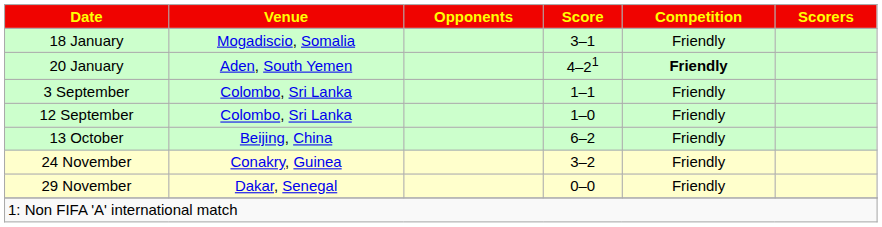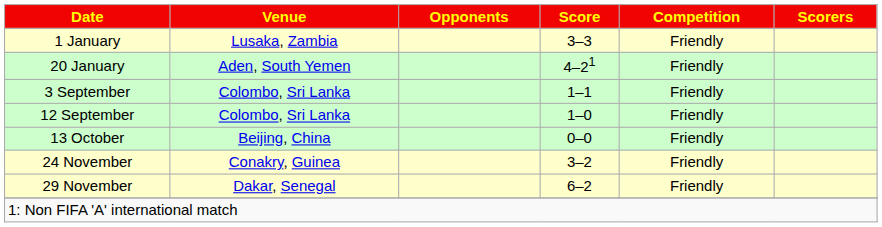+ row: (87, 40)
- row: (86, 40)
(699, 66) bold -> (697, 66) normal
(583, 139) 6–2 -> (579, 139) 0–0
(583, 186) 0–0 -> (579, 186) 6–2
